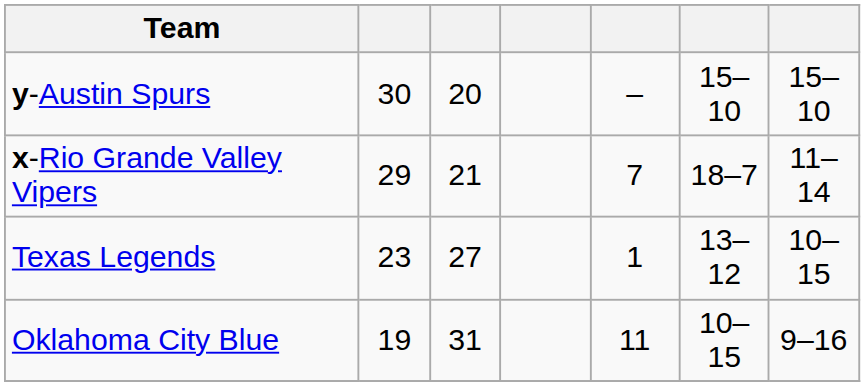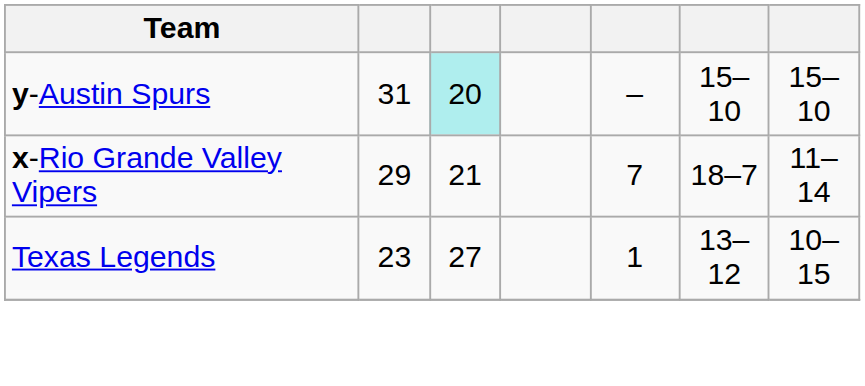(394, 93) 30 -> (394, 93) 31
(465, 93) no background -> (465, 93) paleturquoise background
- row: (146, 339)
